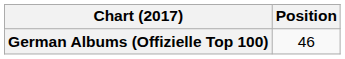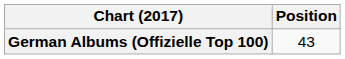(306, 41) 46 -> (306, 41) 43
